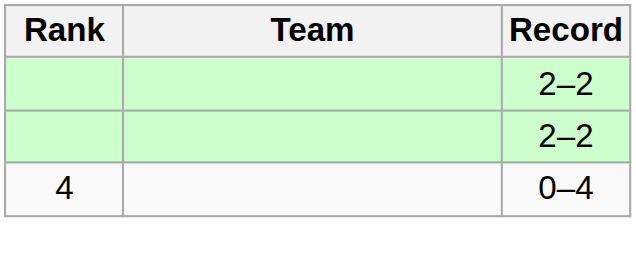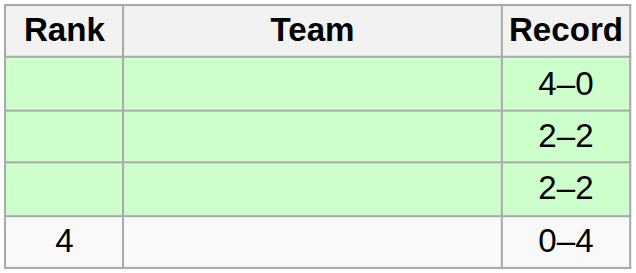+ row: (64, 84)
